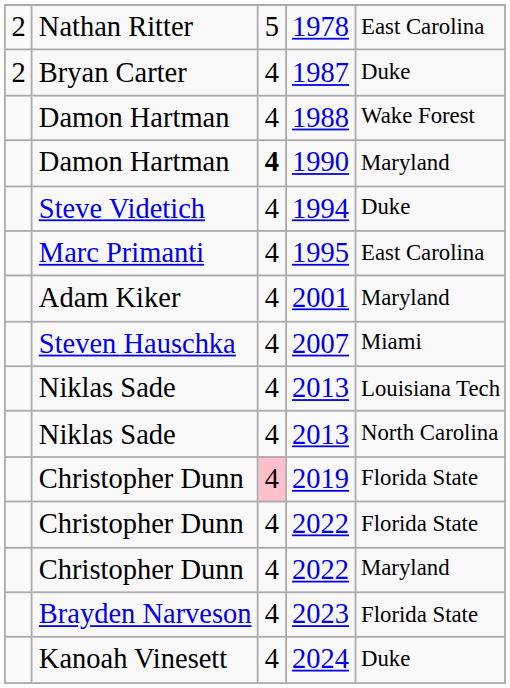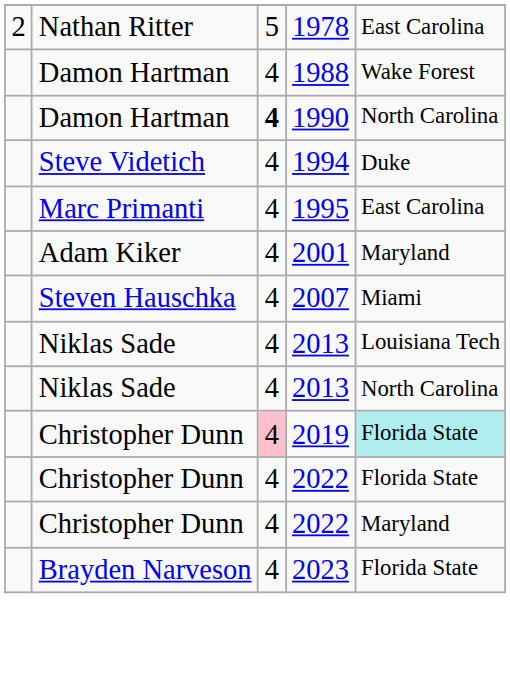- row: (113, 72)
(405, 162) Maryland -> (430, 117) North Carolina
(420, 478) no background -> (420, 433) paleturquoise background
- row: (133, 659)
